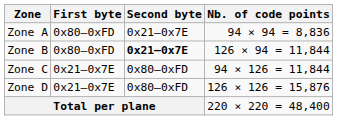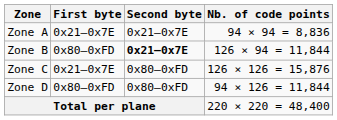(84, 32) 0x80–0xFD -> (84, 32) 0x21–0x7E
(272, 69) 94 × 126 = 11,844 -> (268, 69) 126 × 126 = 15,876
(84, 87) 0x21–0x7E -> (84, 87) 0x80–0xFD
(268, 87) 126 × 126 = 15,876 -> (272, 87) 94 × 126 = 11,844
